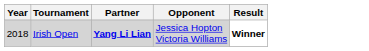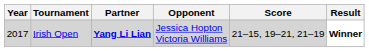+ column: (278, 12)
(18, 33) 2018 -> (18, 33) 2017
